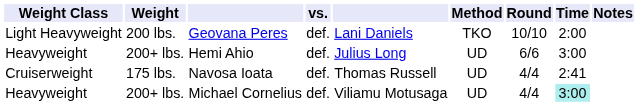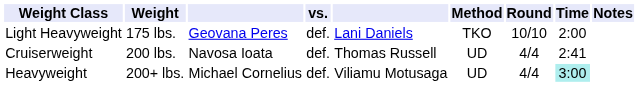(151, 33) 200 lbs. -> (151, 33) 175 lbs.
- row: (221, 53)
(151, 73) 175 lbs. -> (151, 53) 200 lbs.
